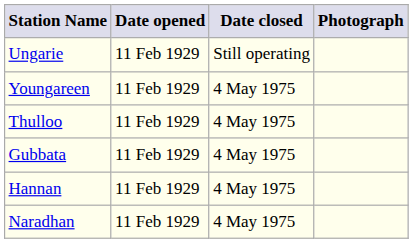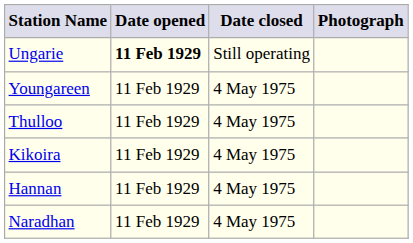(157, 54) normal -> (158, 54) bold
+ row: (35, 155)
- row: (37, 155)
